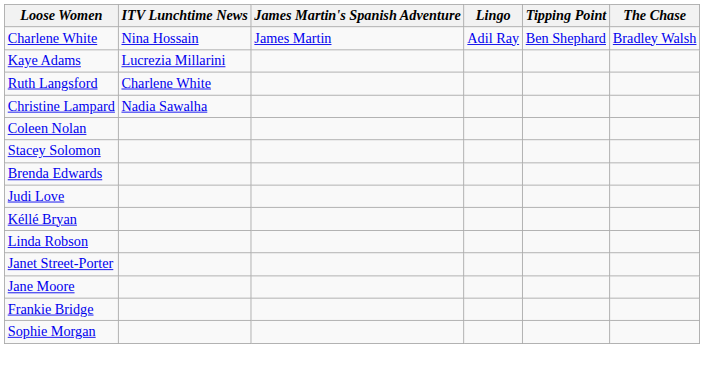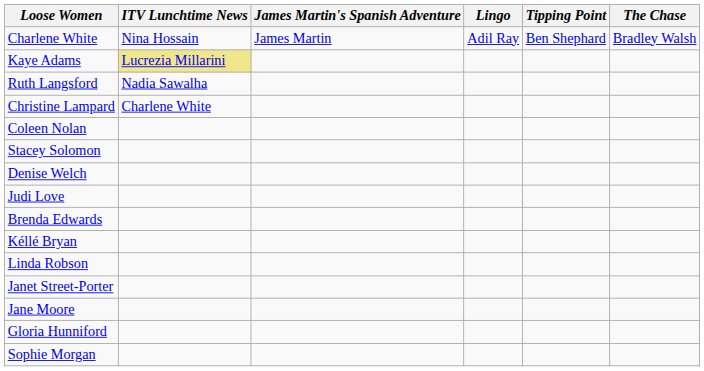(173, 60) no background -> (173, 60) khaki background
(166, 83) Charlene White -> (164, 83) Nadia Sawalha
(164, 106) Nadia Sawalha -> (166, 106) Charlene White
+ row: (47, 173)
rows swapped: (55, 173) <-> (36, 196)
+ row: (57, 331)
- row: (51, 309)
